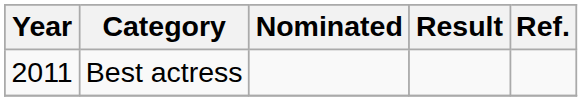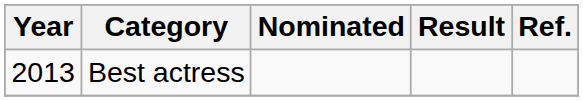(42, 72) 2011 -> (43, 72) 2013
